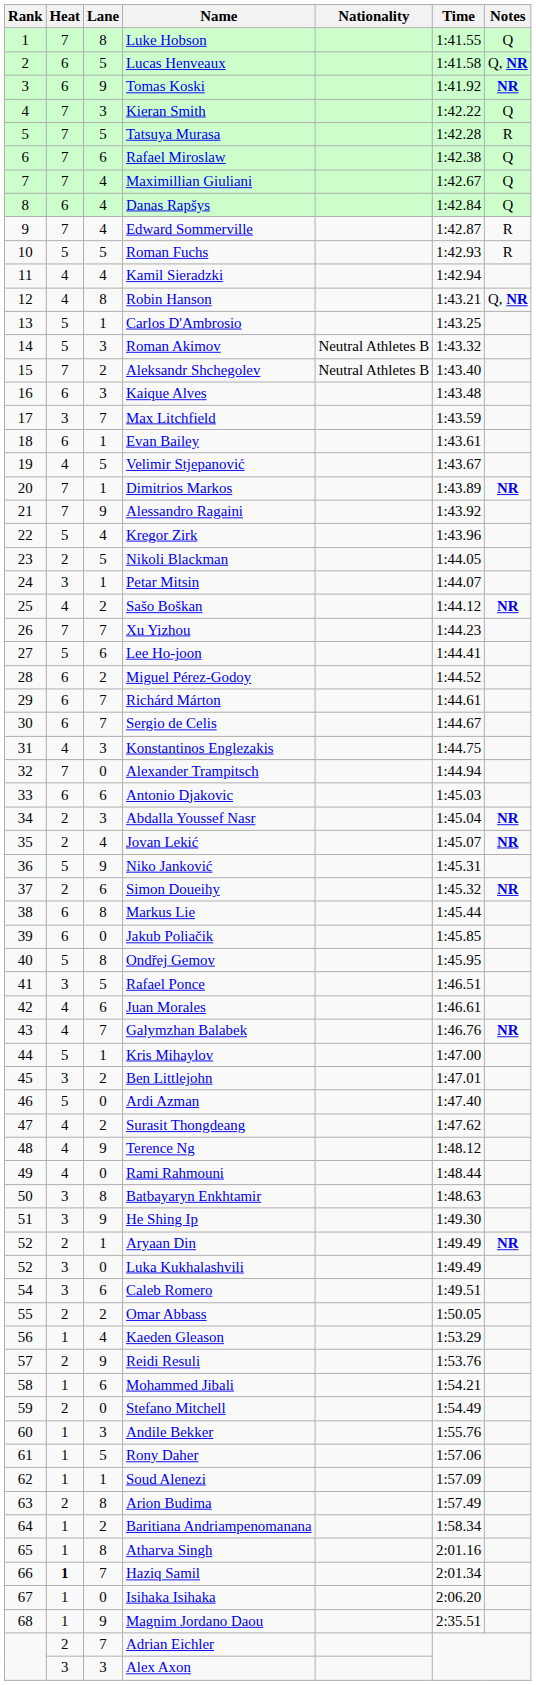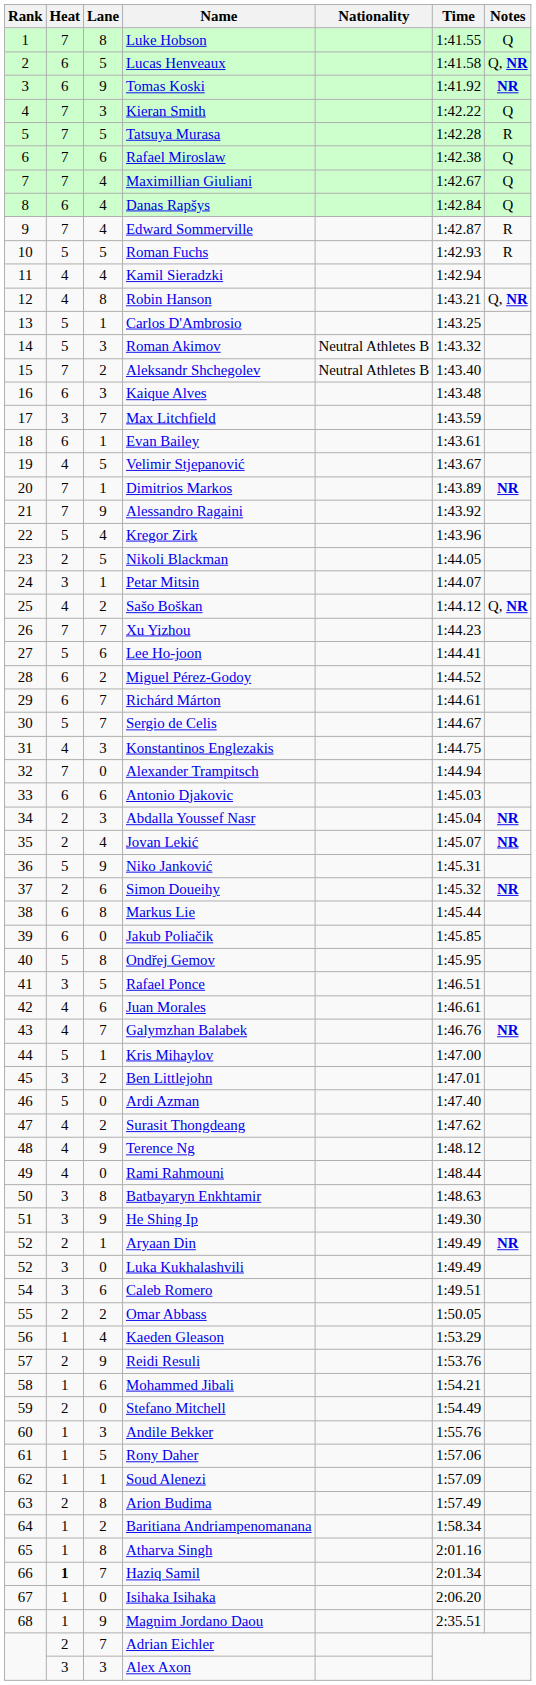(508, 606) NR -> (508, 606) Q, NR
(65, 724) 6 -> (65, 724) 5
